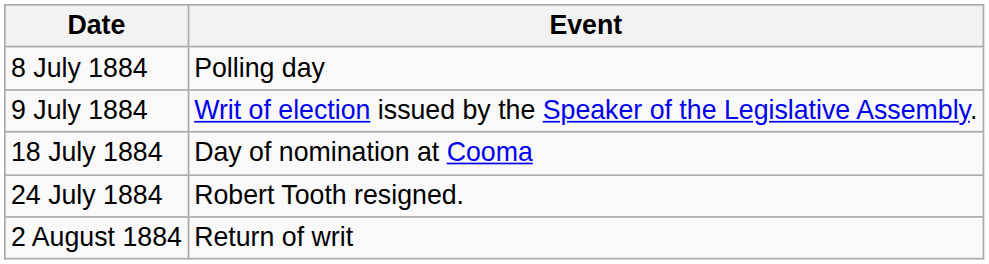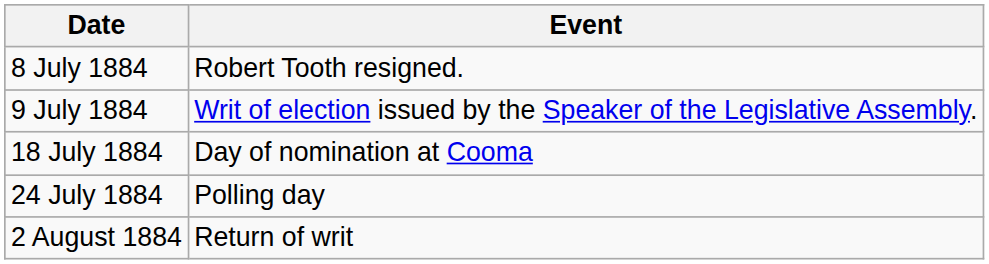(260, 68) Polling day -> (329, 68) Robert Tooth resigned.
(329, 195) Robert Tooth resigned. -> (260, 195) Polling day
